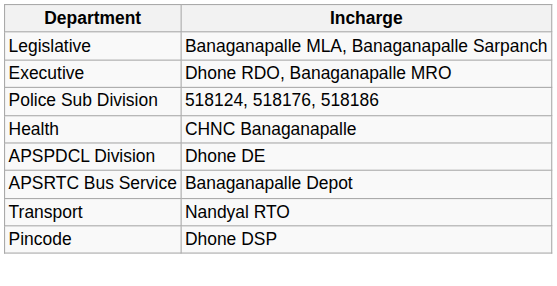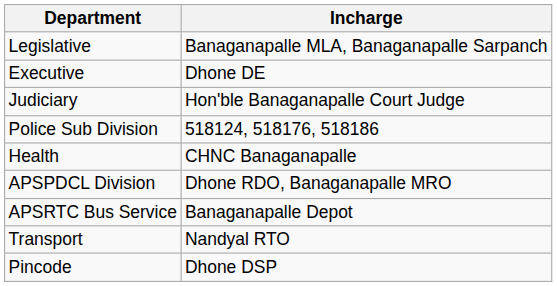(318, 73) Dhone RDO, Banaganapalle MRO -> (225, 73) Dhone DE
+ row: (43, 101)
(225, 156) Dhone DE -> (318, 184) Dhone RDO, Banaganapalle MRO
